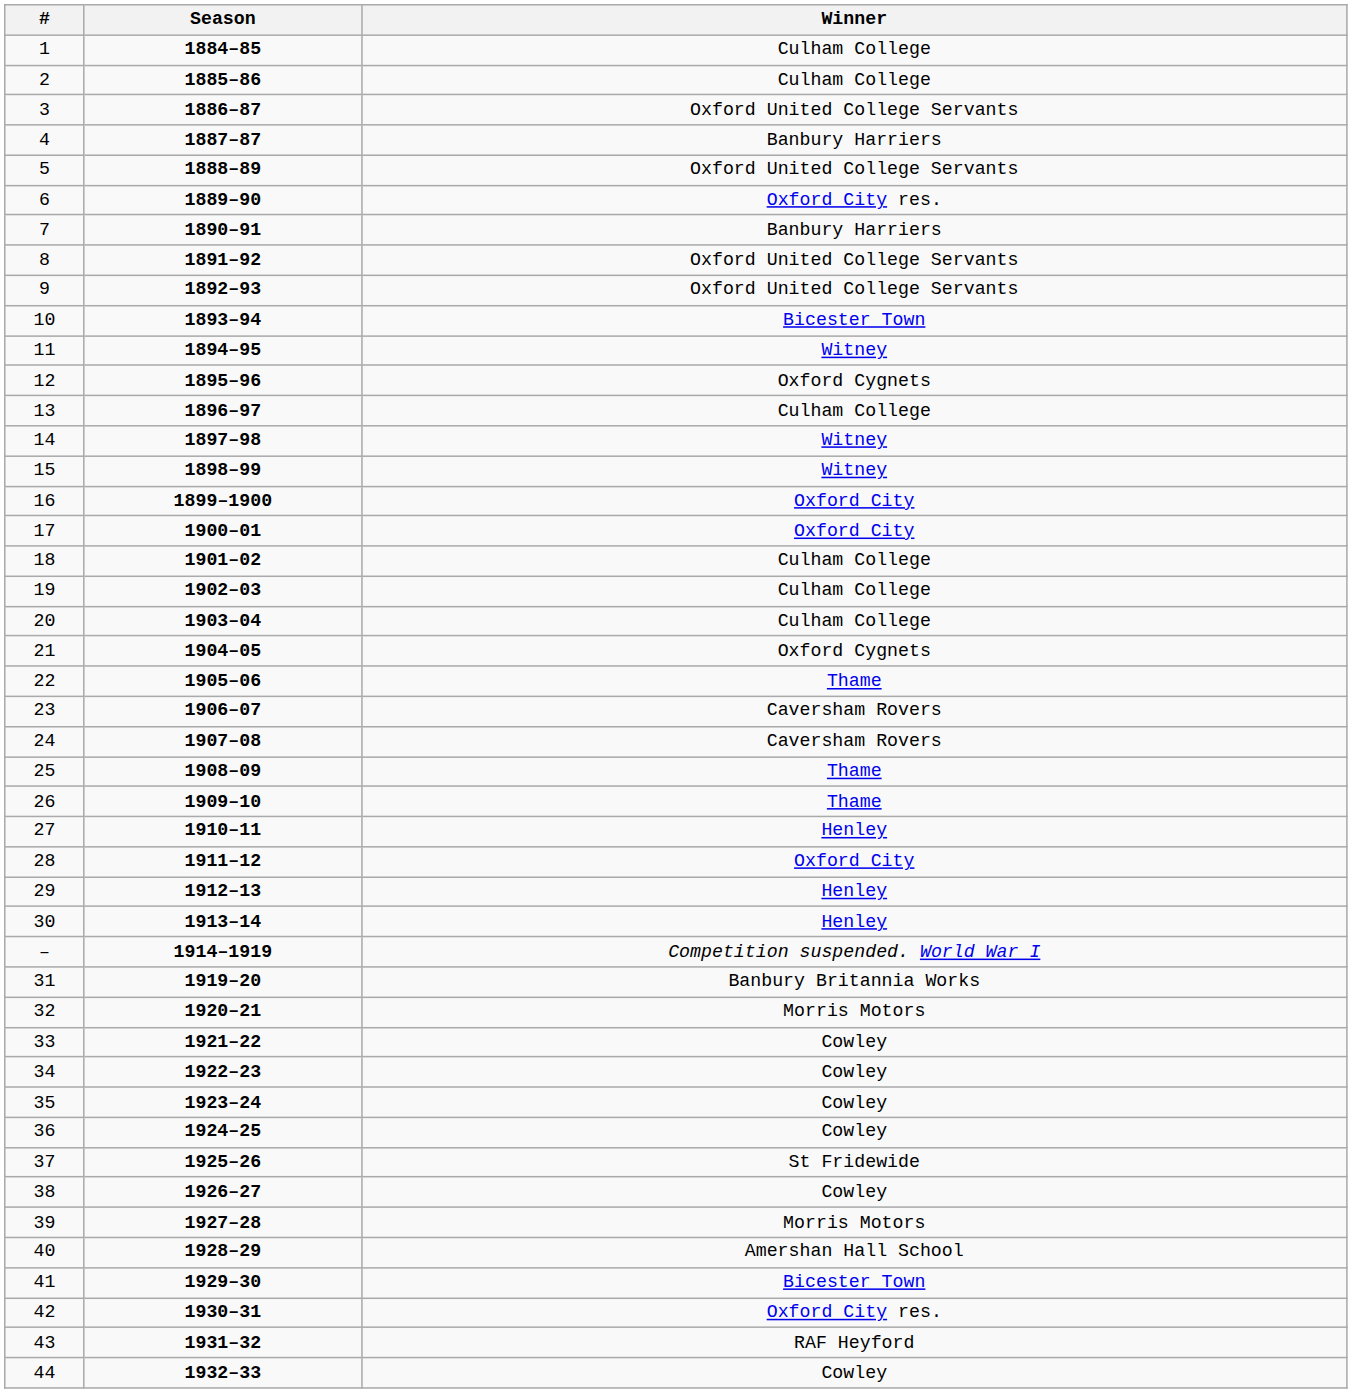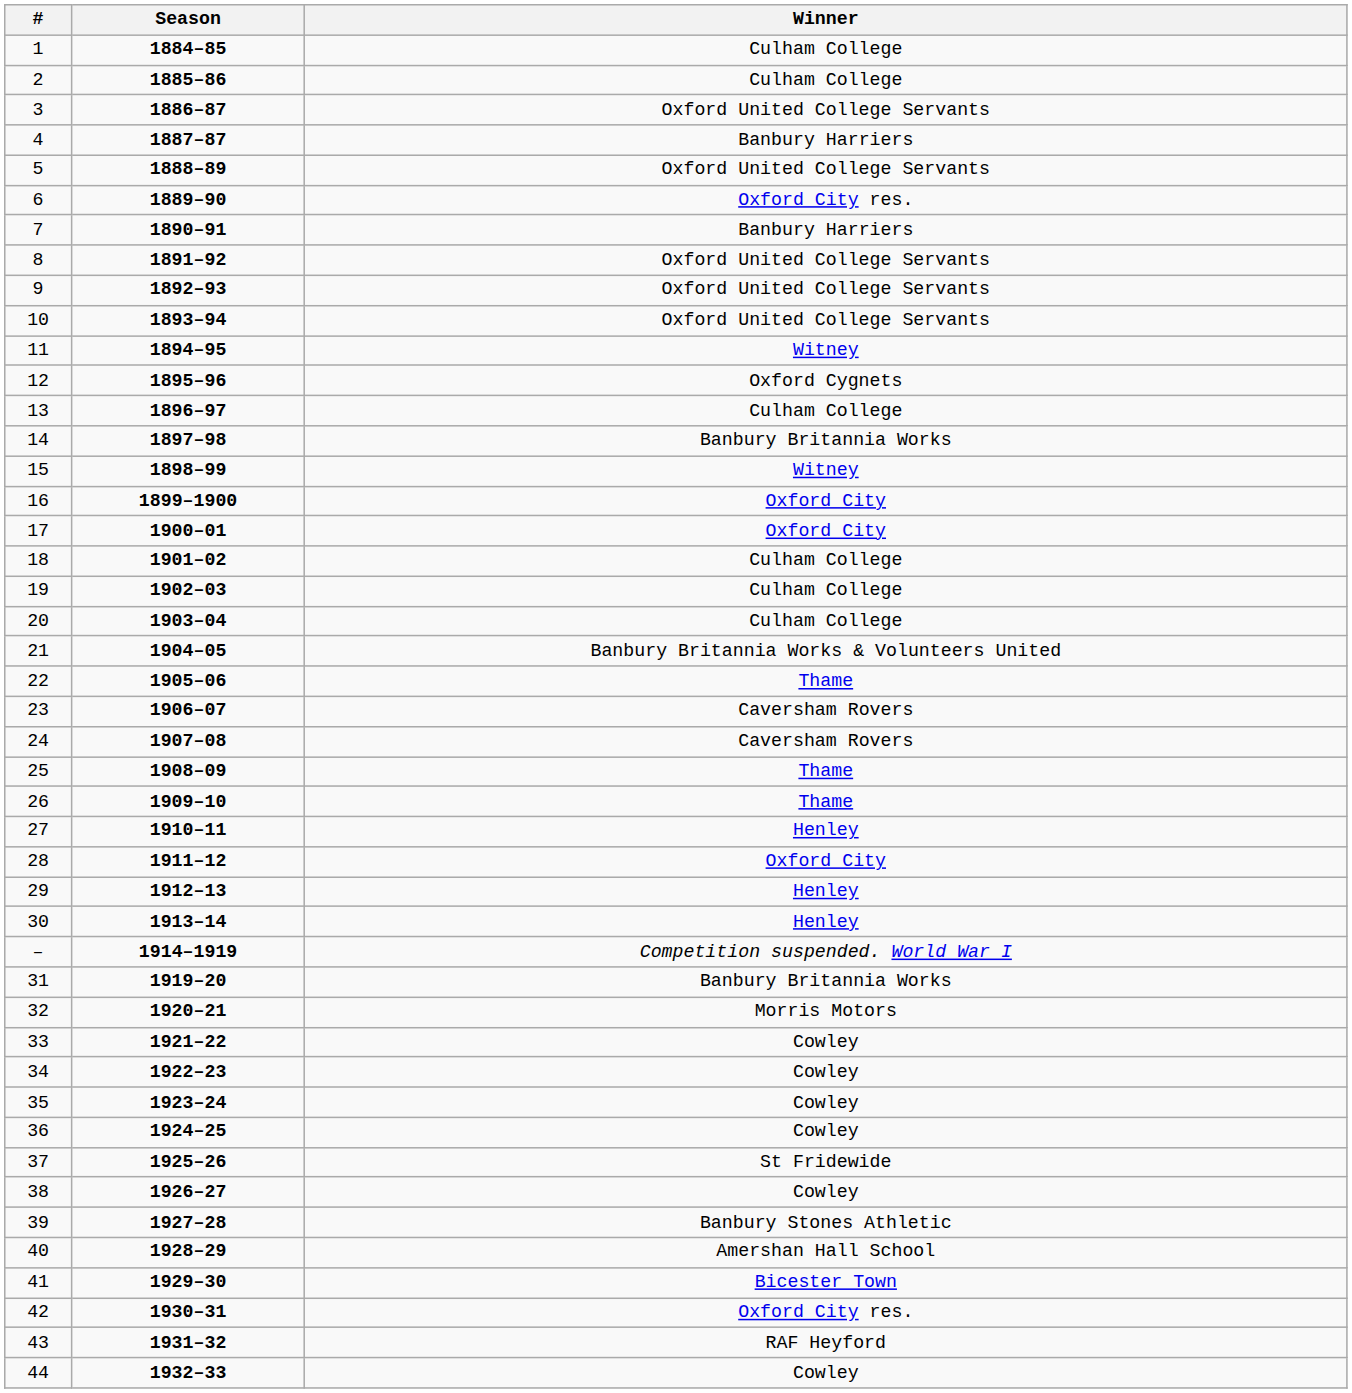(854, 320) Bicester Town -> (826, 320) Oxford United College Servants
(854, 441) Witney -> (826, 441) Banbury Britannia Works
(854, 651) Oxford Cygnets -> (826, 651) Banbury Britannia Works & Volunteers United
(854, 1222) Morris Motors -> (826, 1222) Banbury Stones Athletic
